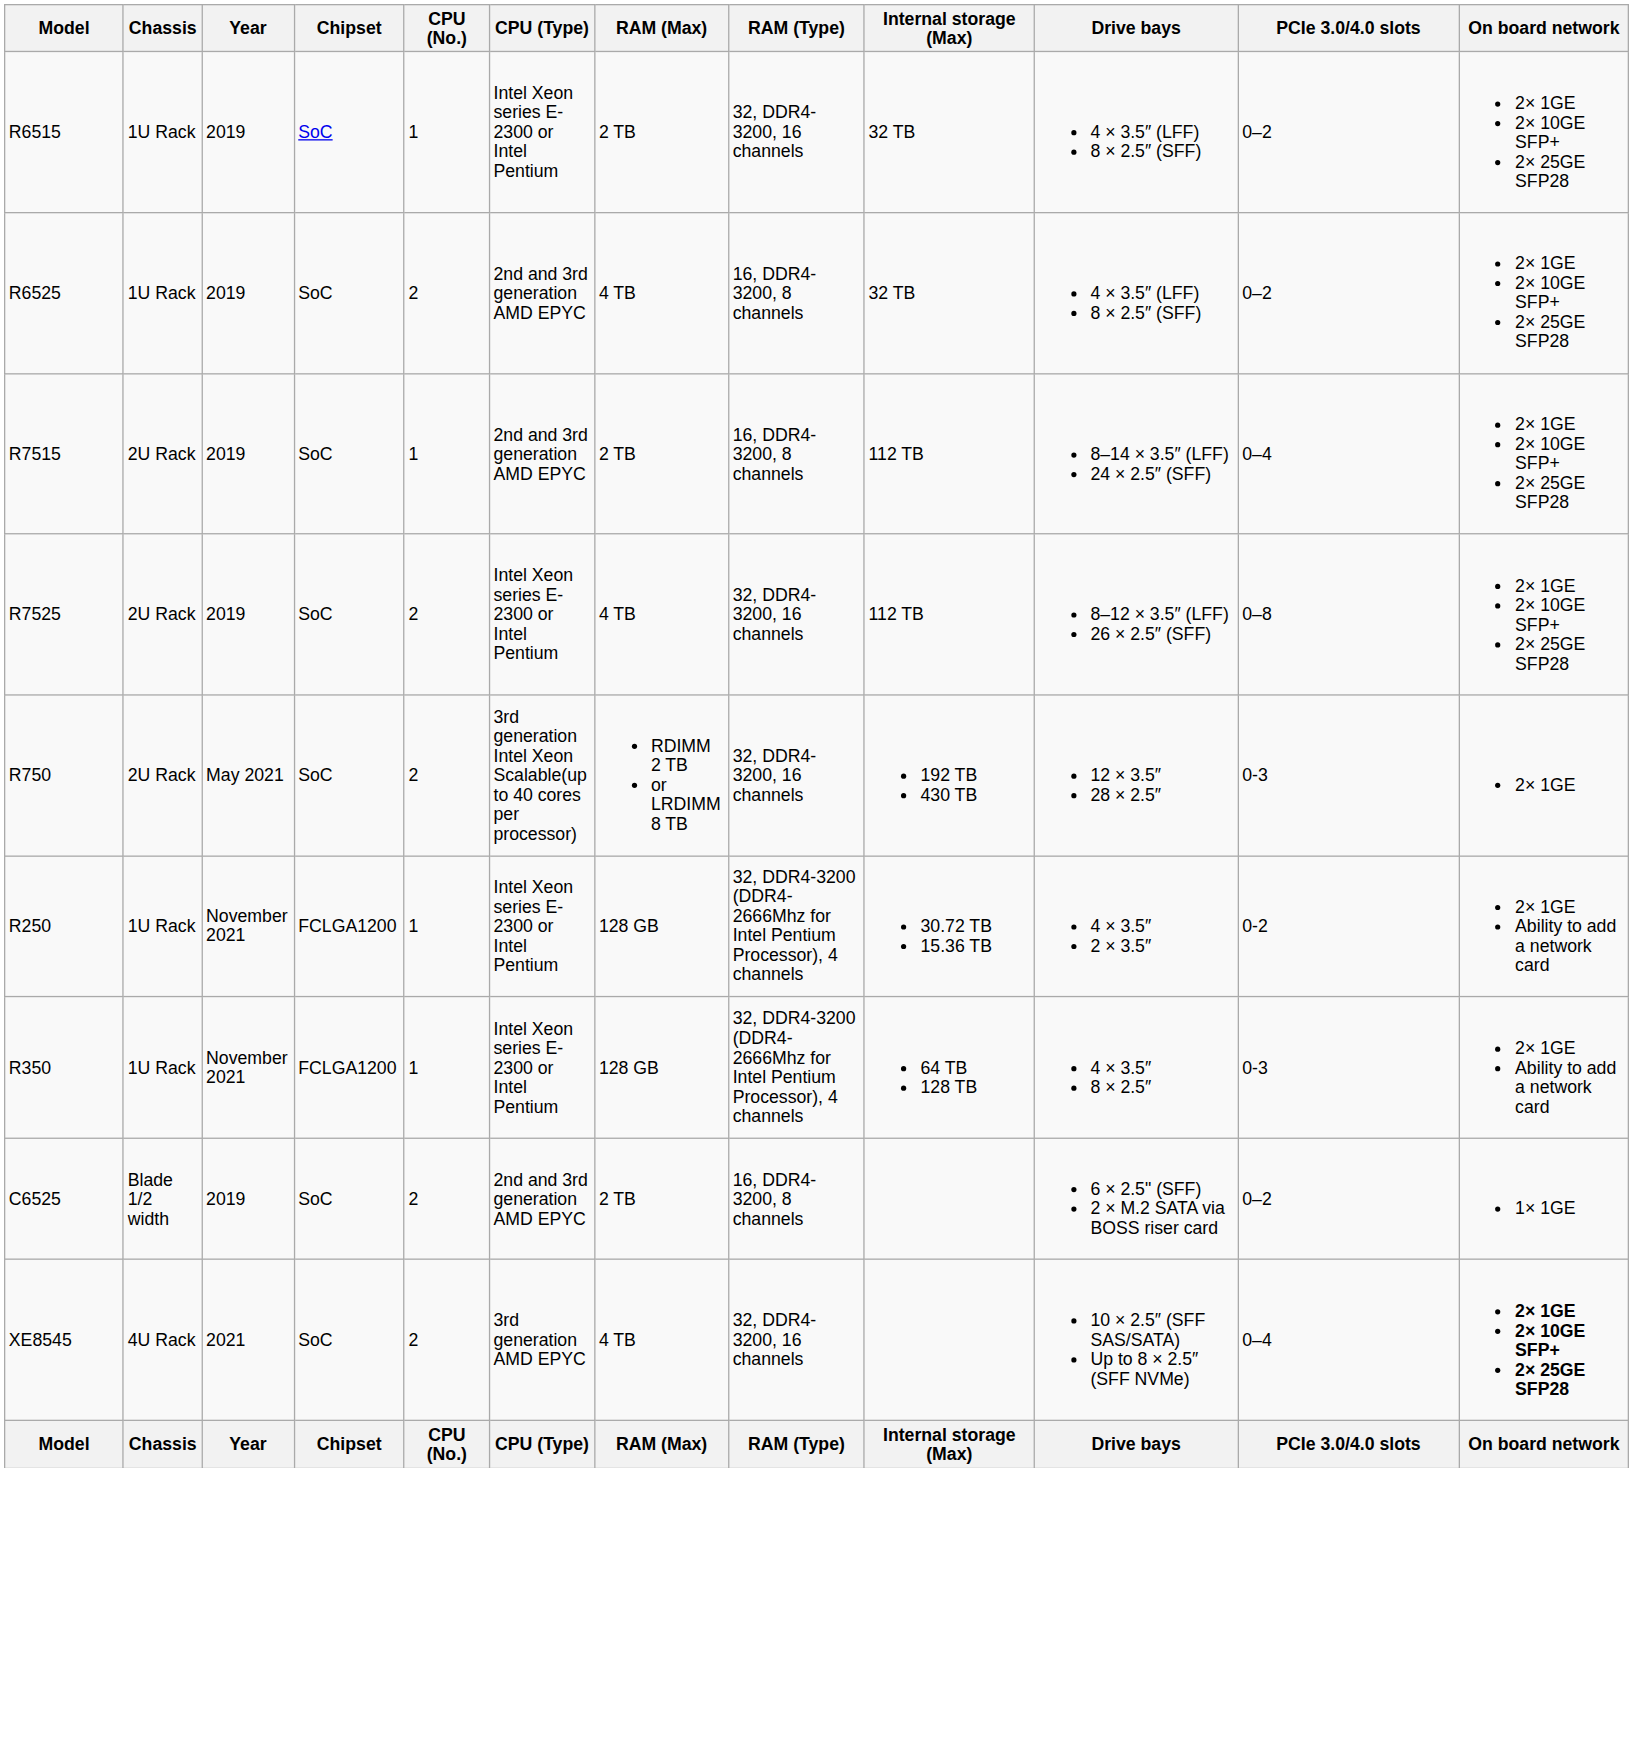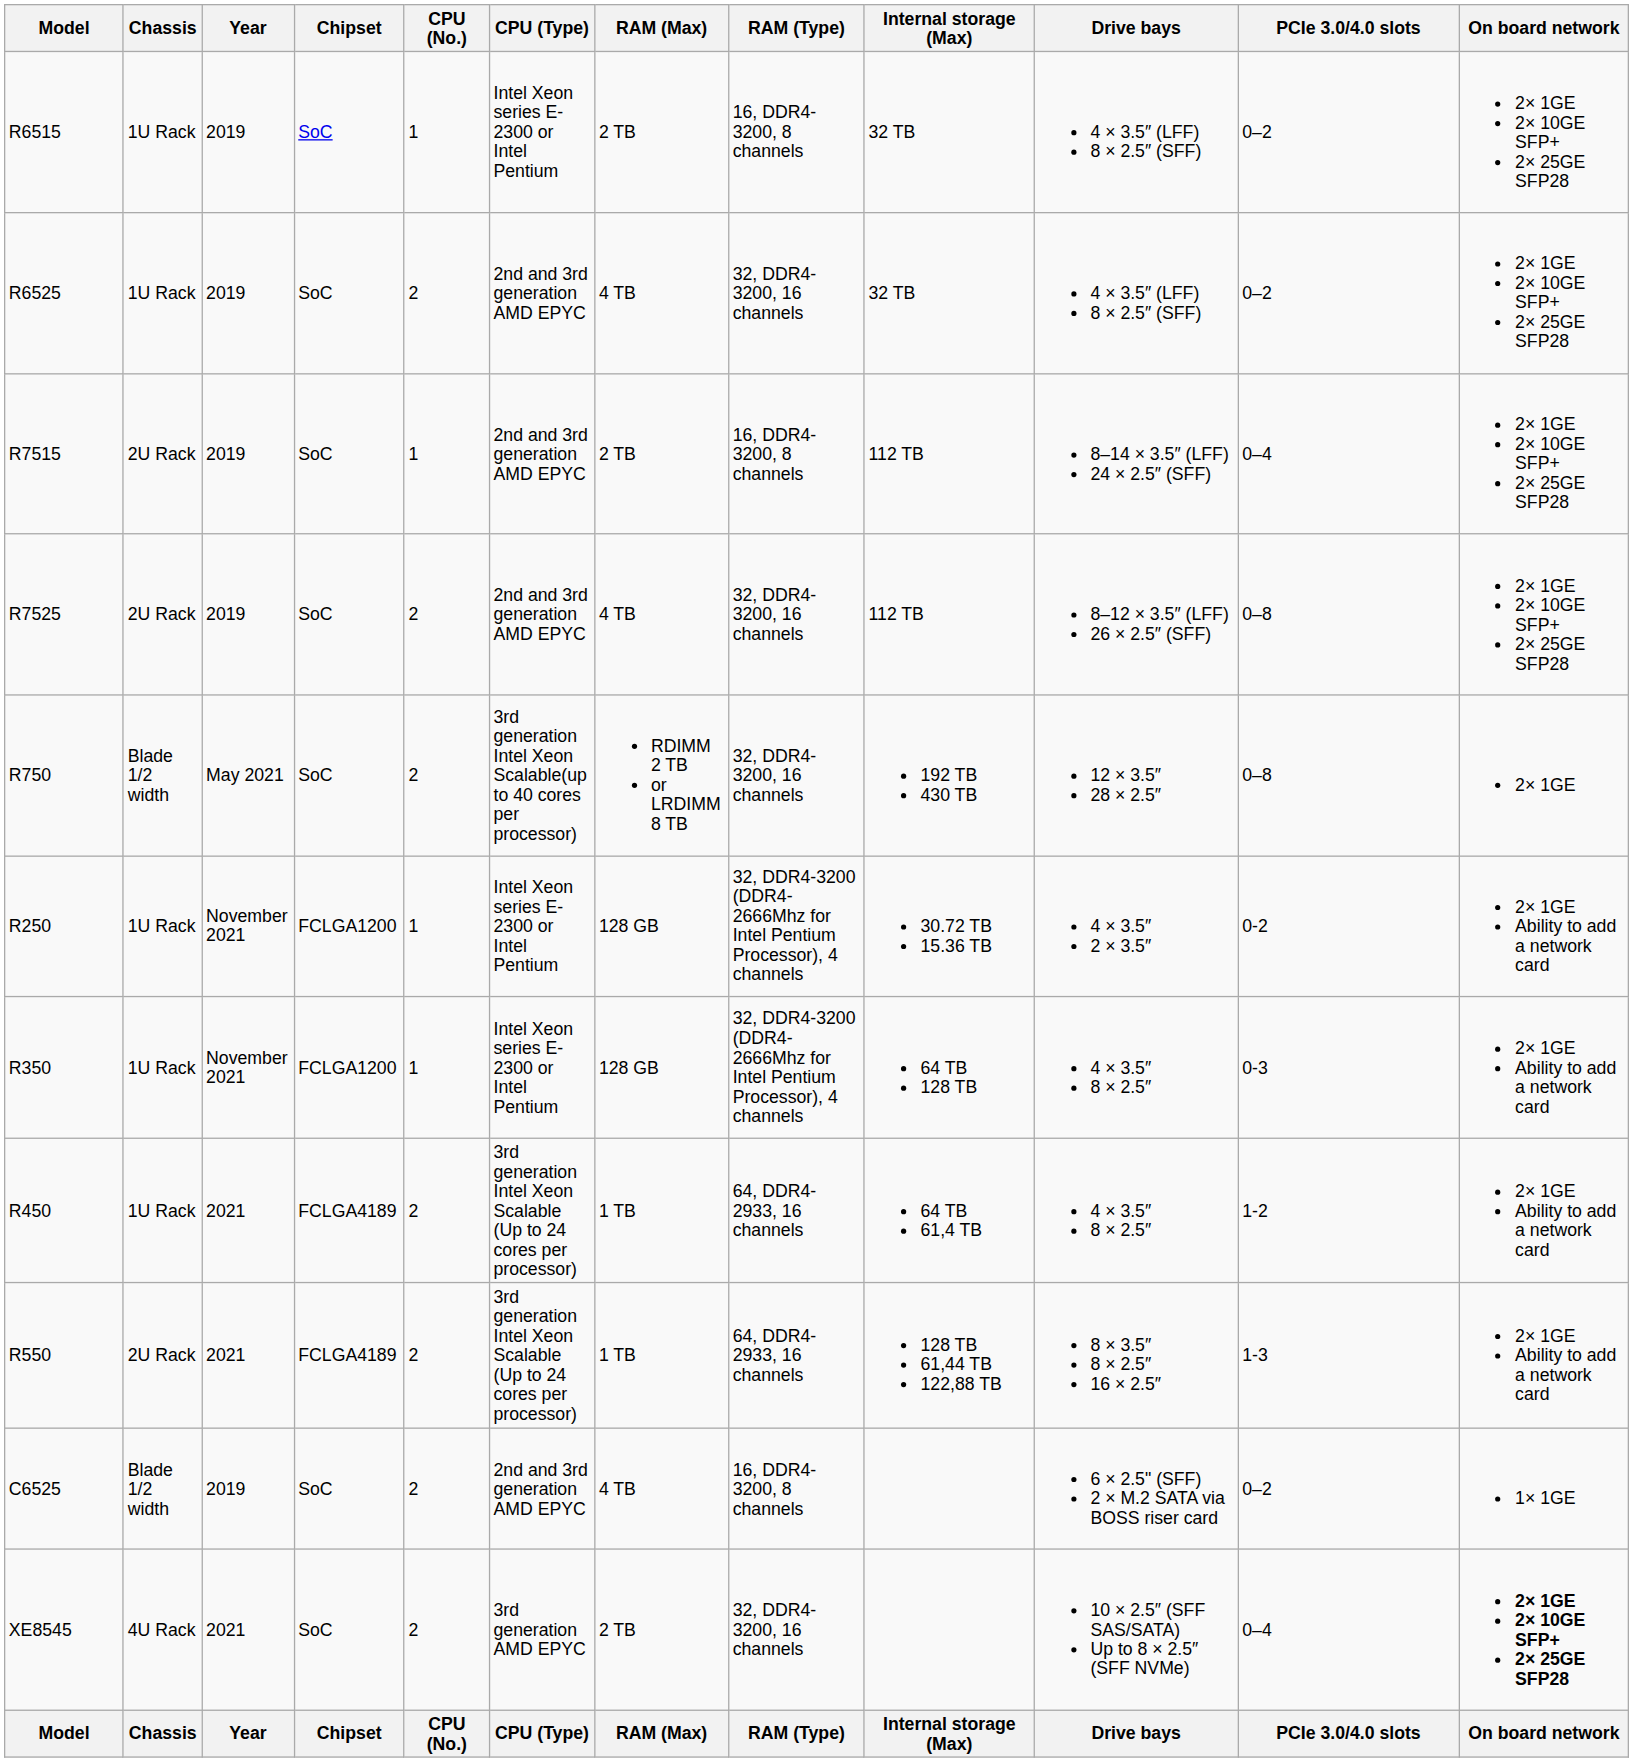(774, 132) 32, DDR4-3200, 16 channels -> (774, 132) 16, DDR4-3200, 8 channels
(774, 293) 16, DDR4-3200, 8 channels -> (774, 293) 32, DDR4-3200, 16 channels
(533, 614) Intel Xeon series E-2300 or Intel Pentium -> (541, 614) 2nd and 3rd generation AMD EPYC
(162, 775) 2U Rack -> (150, 775) Blade 1/2 width
(1255, 775) 0-3 -> (1257, 775) 0–8
+ row: (30, 1210)
+ row: (30, 1355)
(617, 1198) 2 TB -> (617, 1488) 4 TB
(617, 1340) 4 TB -> (617, 1629) 2 TB
